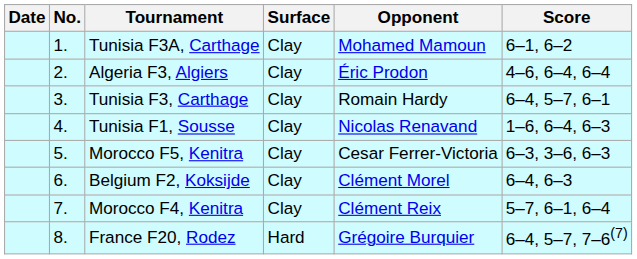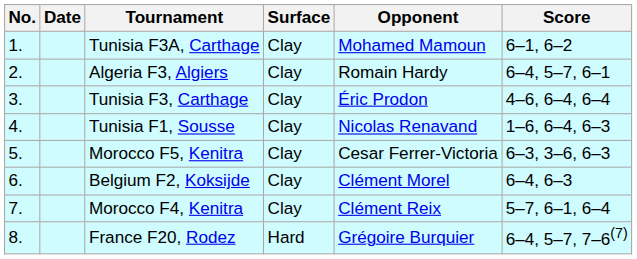columns swapped: (67, 18) <-> (27, 18)
(383, 72) Éric Prodon -> (393, 72) Romain Hardy
(558, 72) 4–6, 6–4, 6–4 -> (558, 72) 6–4, 5–7, 6–1
(393, 99) Romain Hardy -> (383, 99) Éric Prodon
(558, 99) 6–4, 5–7, 6–1 -> (558, 99) 4–6, 6–4, 6–4
